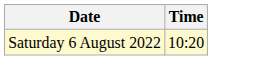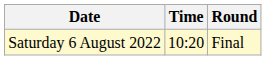+ column: (234, 17)
